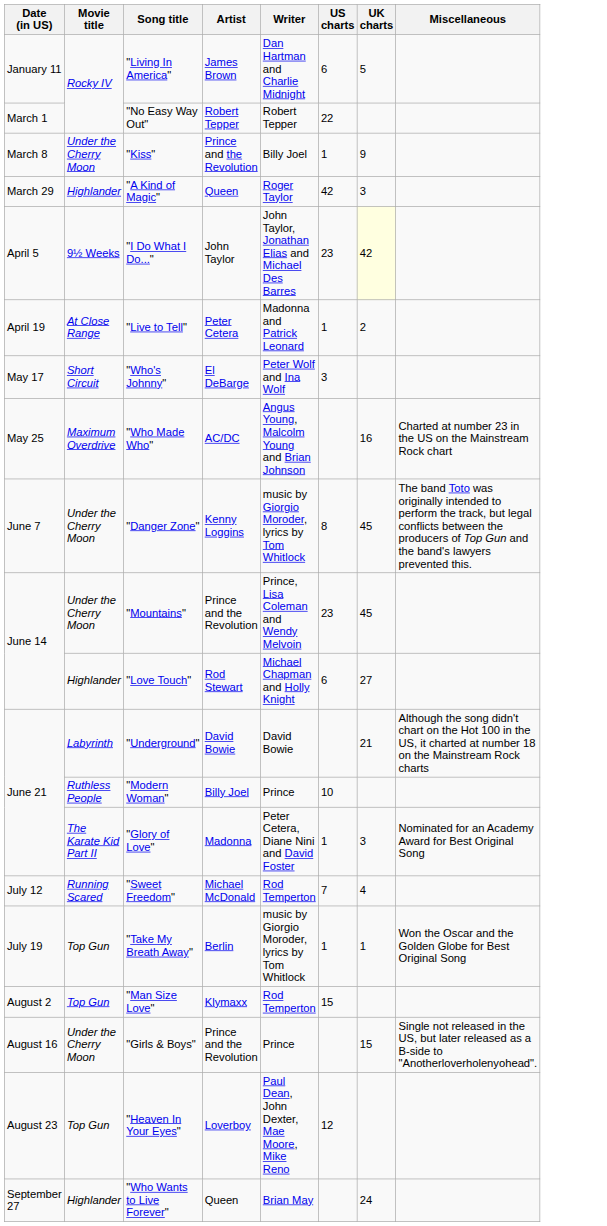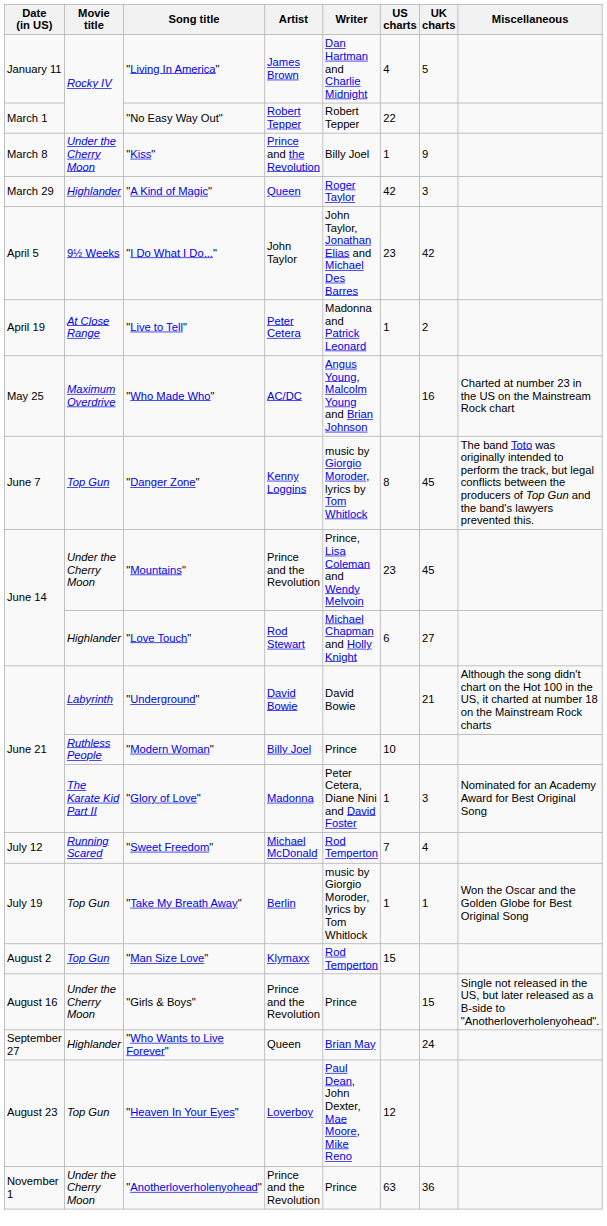(324, 68) 6 -> (386, 68) 4
(366, 253) lightyellow background -> (428, 253) no background
- row: (146, 377)
(91, 526) Under the Cherry Moon -> (88, 483) Top Gun
rows swapped: (154, 1125) <-> (157, 1200)
+ row: (194, 1187)
